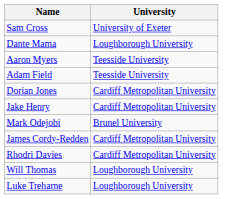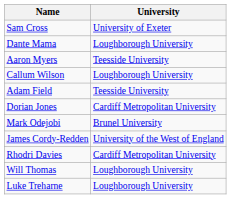+ row: (35, 75)
- row: (28, 107)
(154, 138) Cardiff Metropolitan University -> (158, 138) University of the West of England
